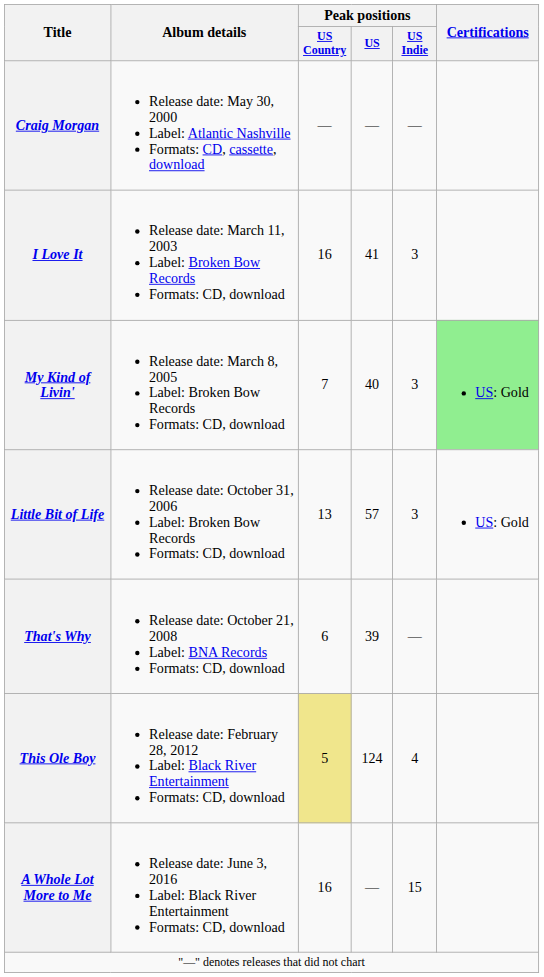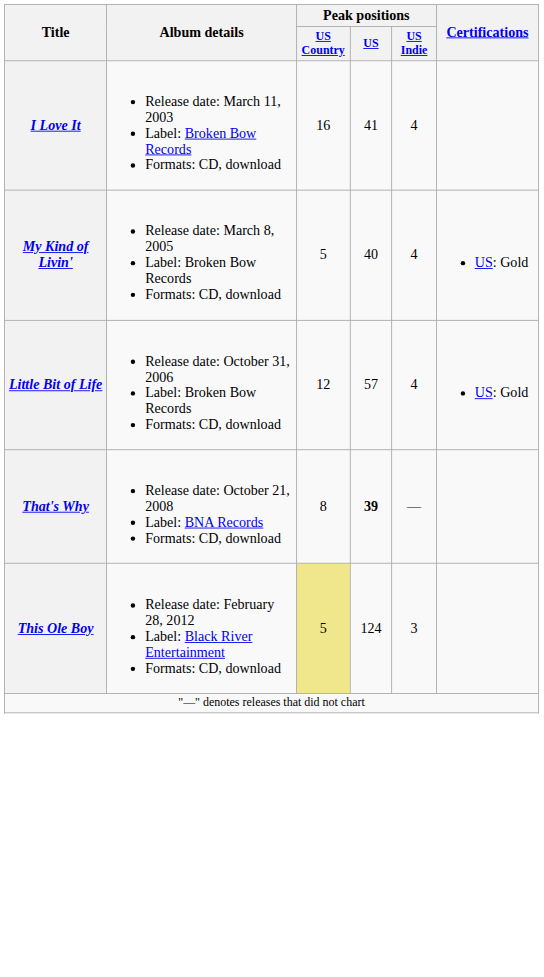- row: (58, 125)
(415, 255) 3 -> (414, 125) 4
(325, 384) 7 -> (323, 255) 5
(415, 384) 3 -> (414, 255) 4
(488, 393) lightgreen background -> (487, 263) no background
(325, 514) 13 -> (323, 384) 12
(415, 514) 3 -> (414, 384) 4
(325, 636) 6 -> (323, 506) 8
(372, 636) normal -> (371, 506) bold
(415, 758) 4 -> (414, 628) 3
- row: (58, 887)
